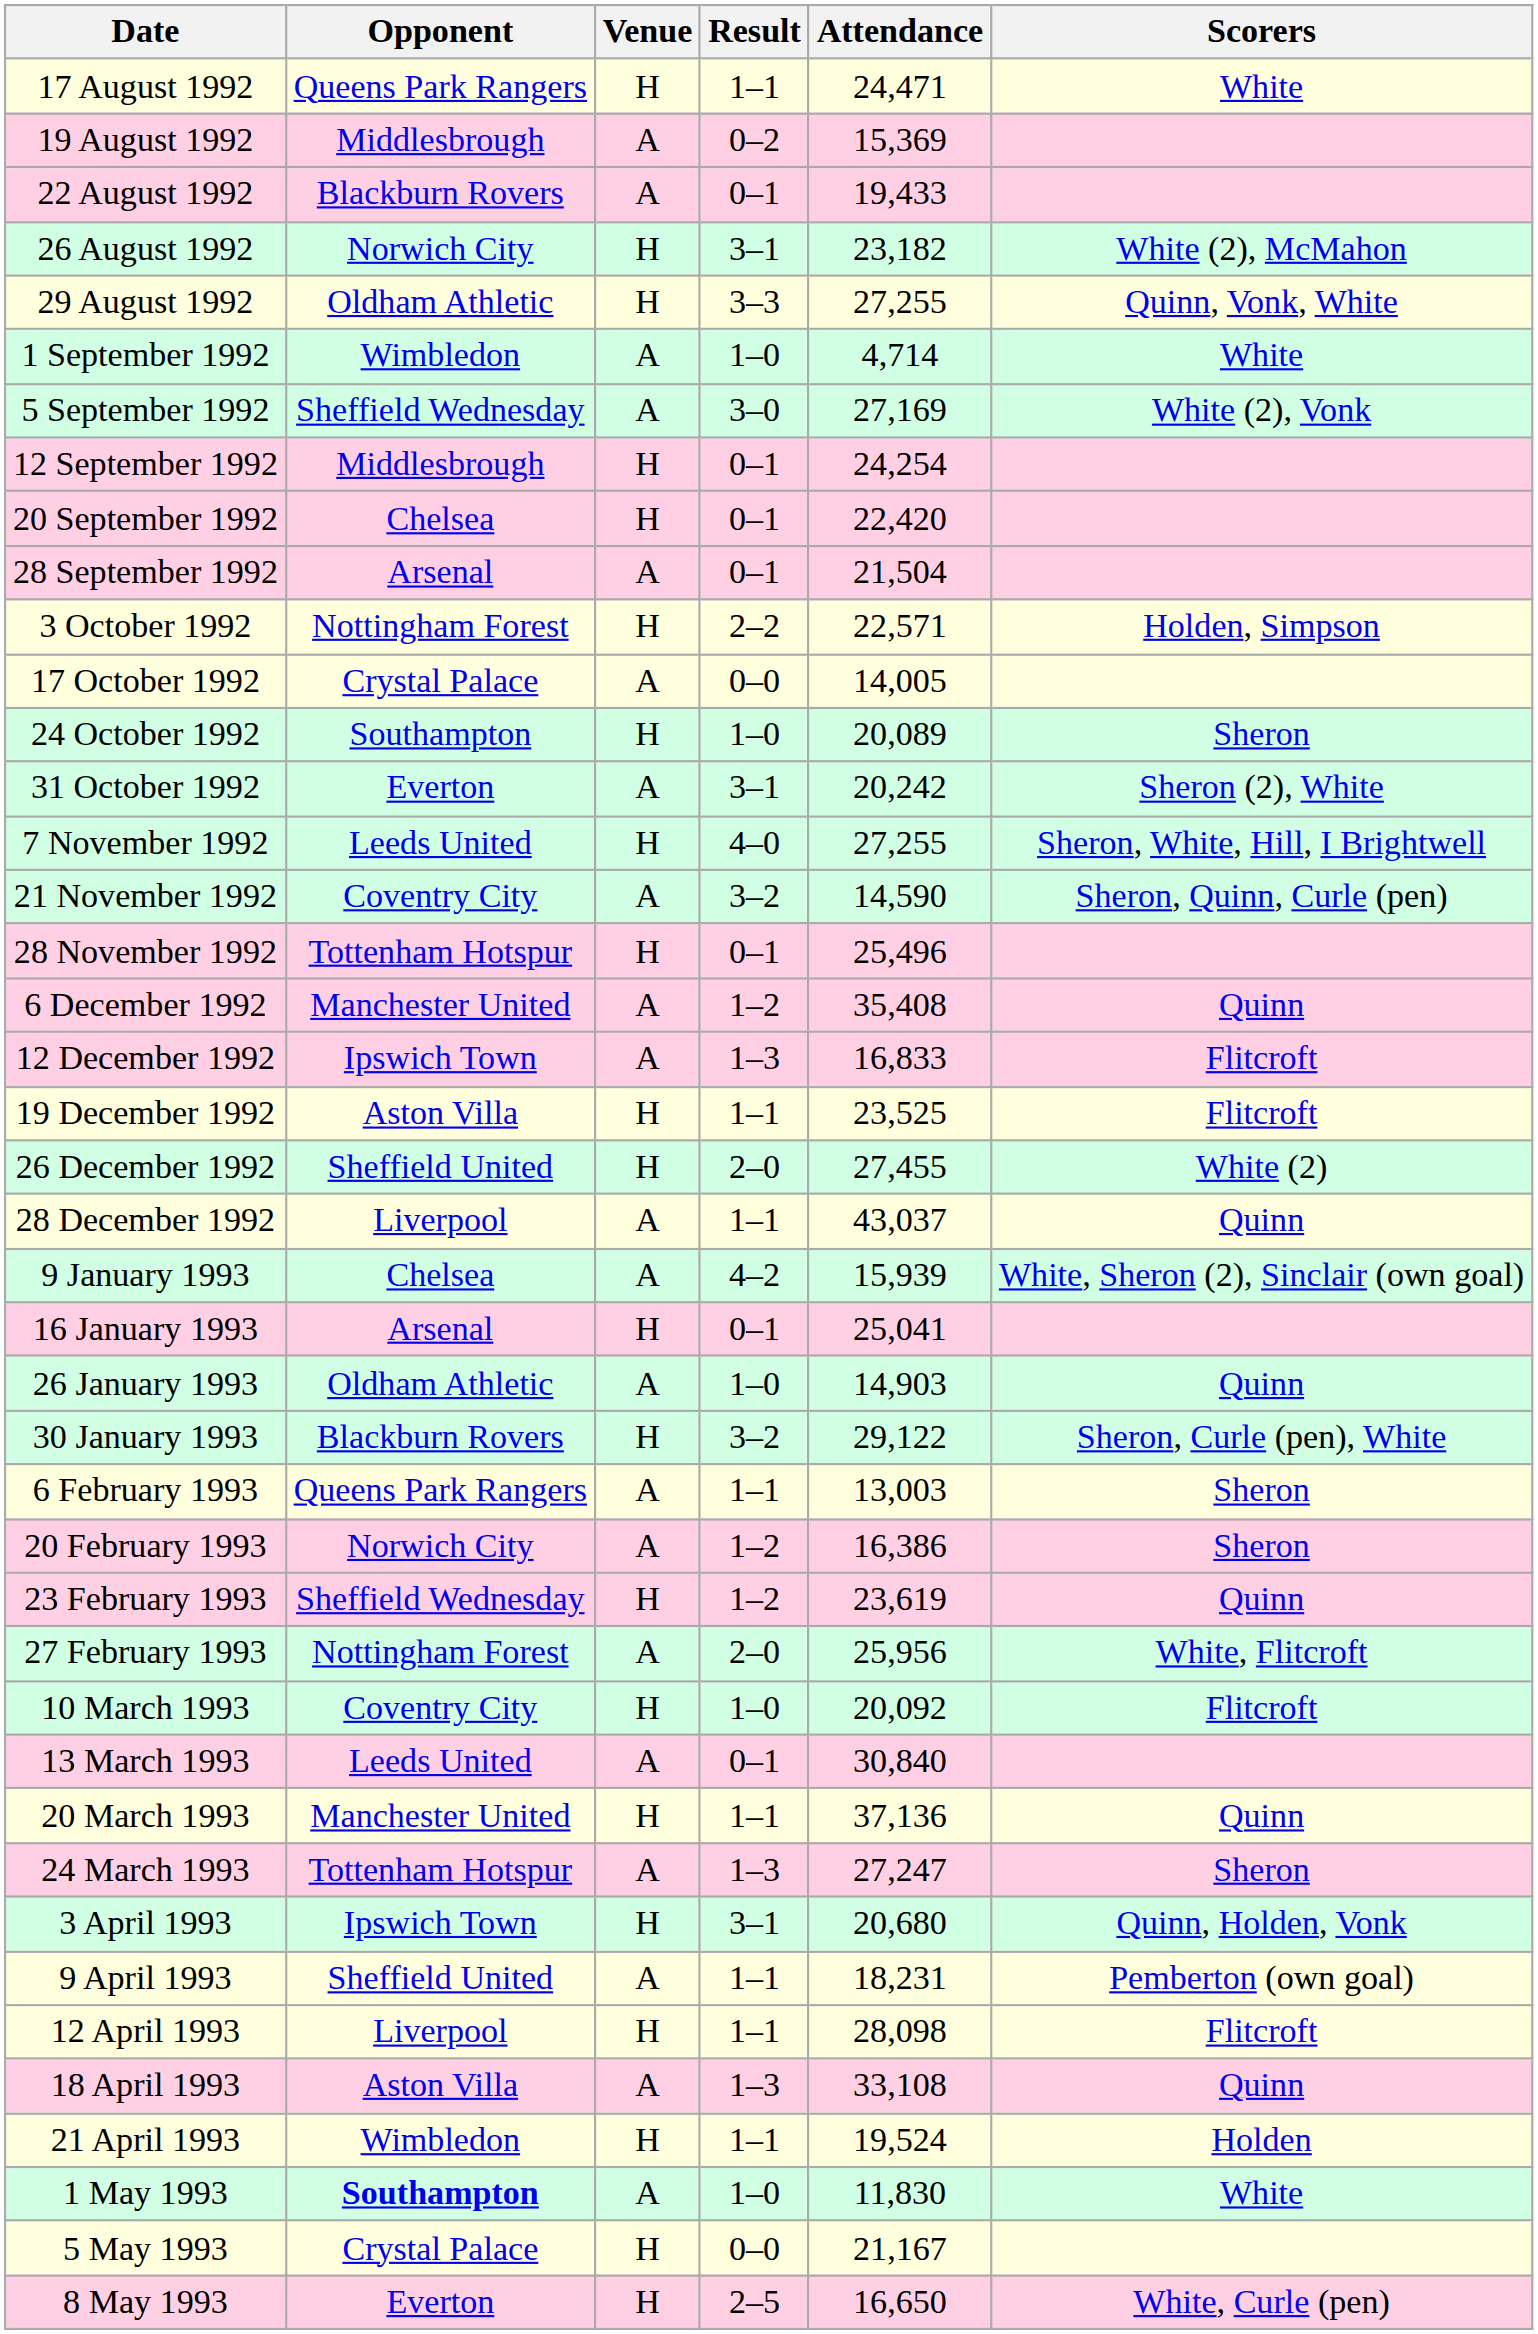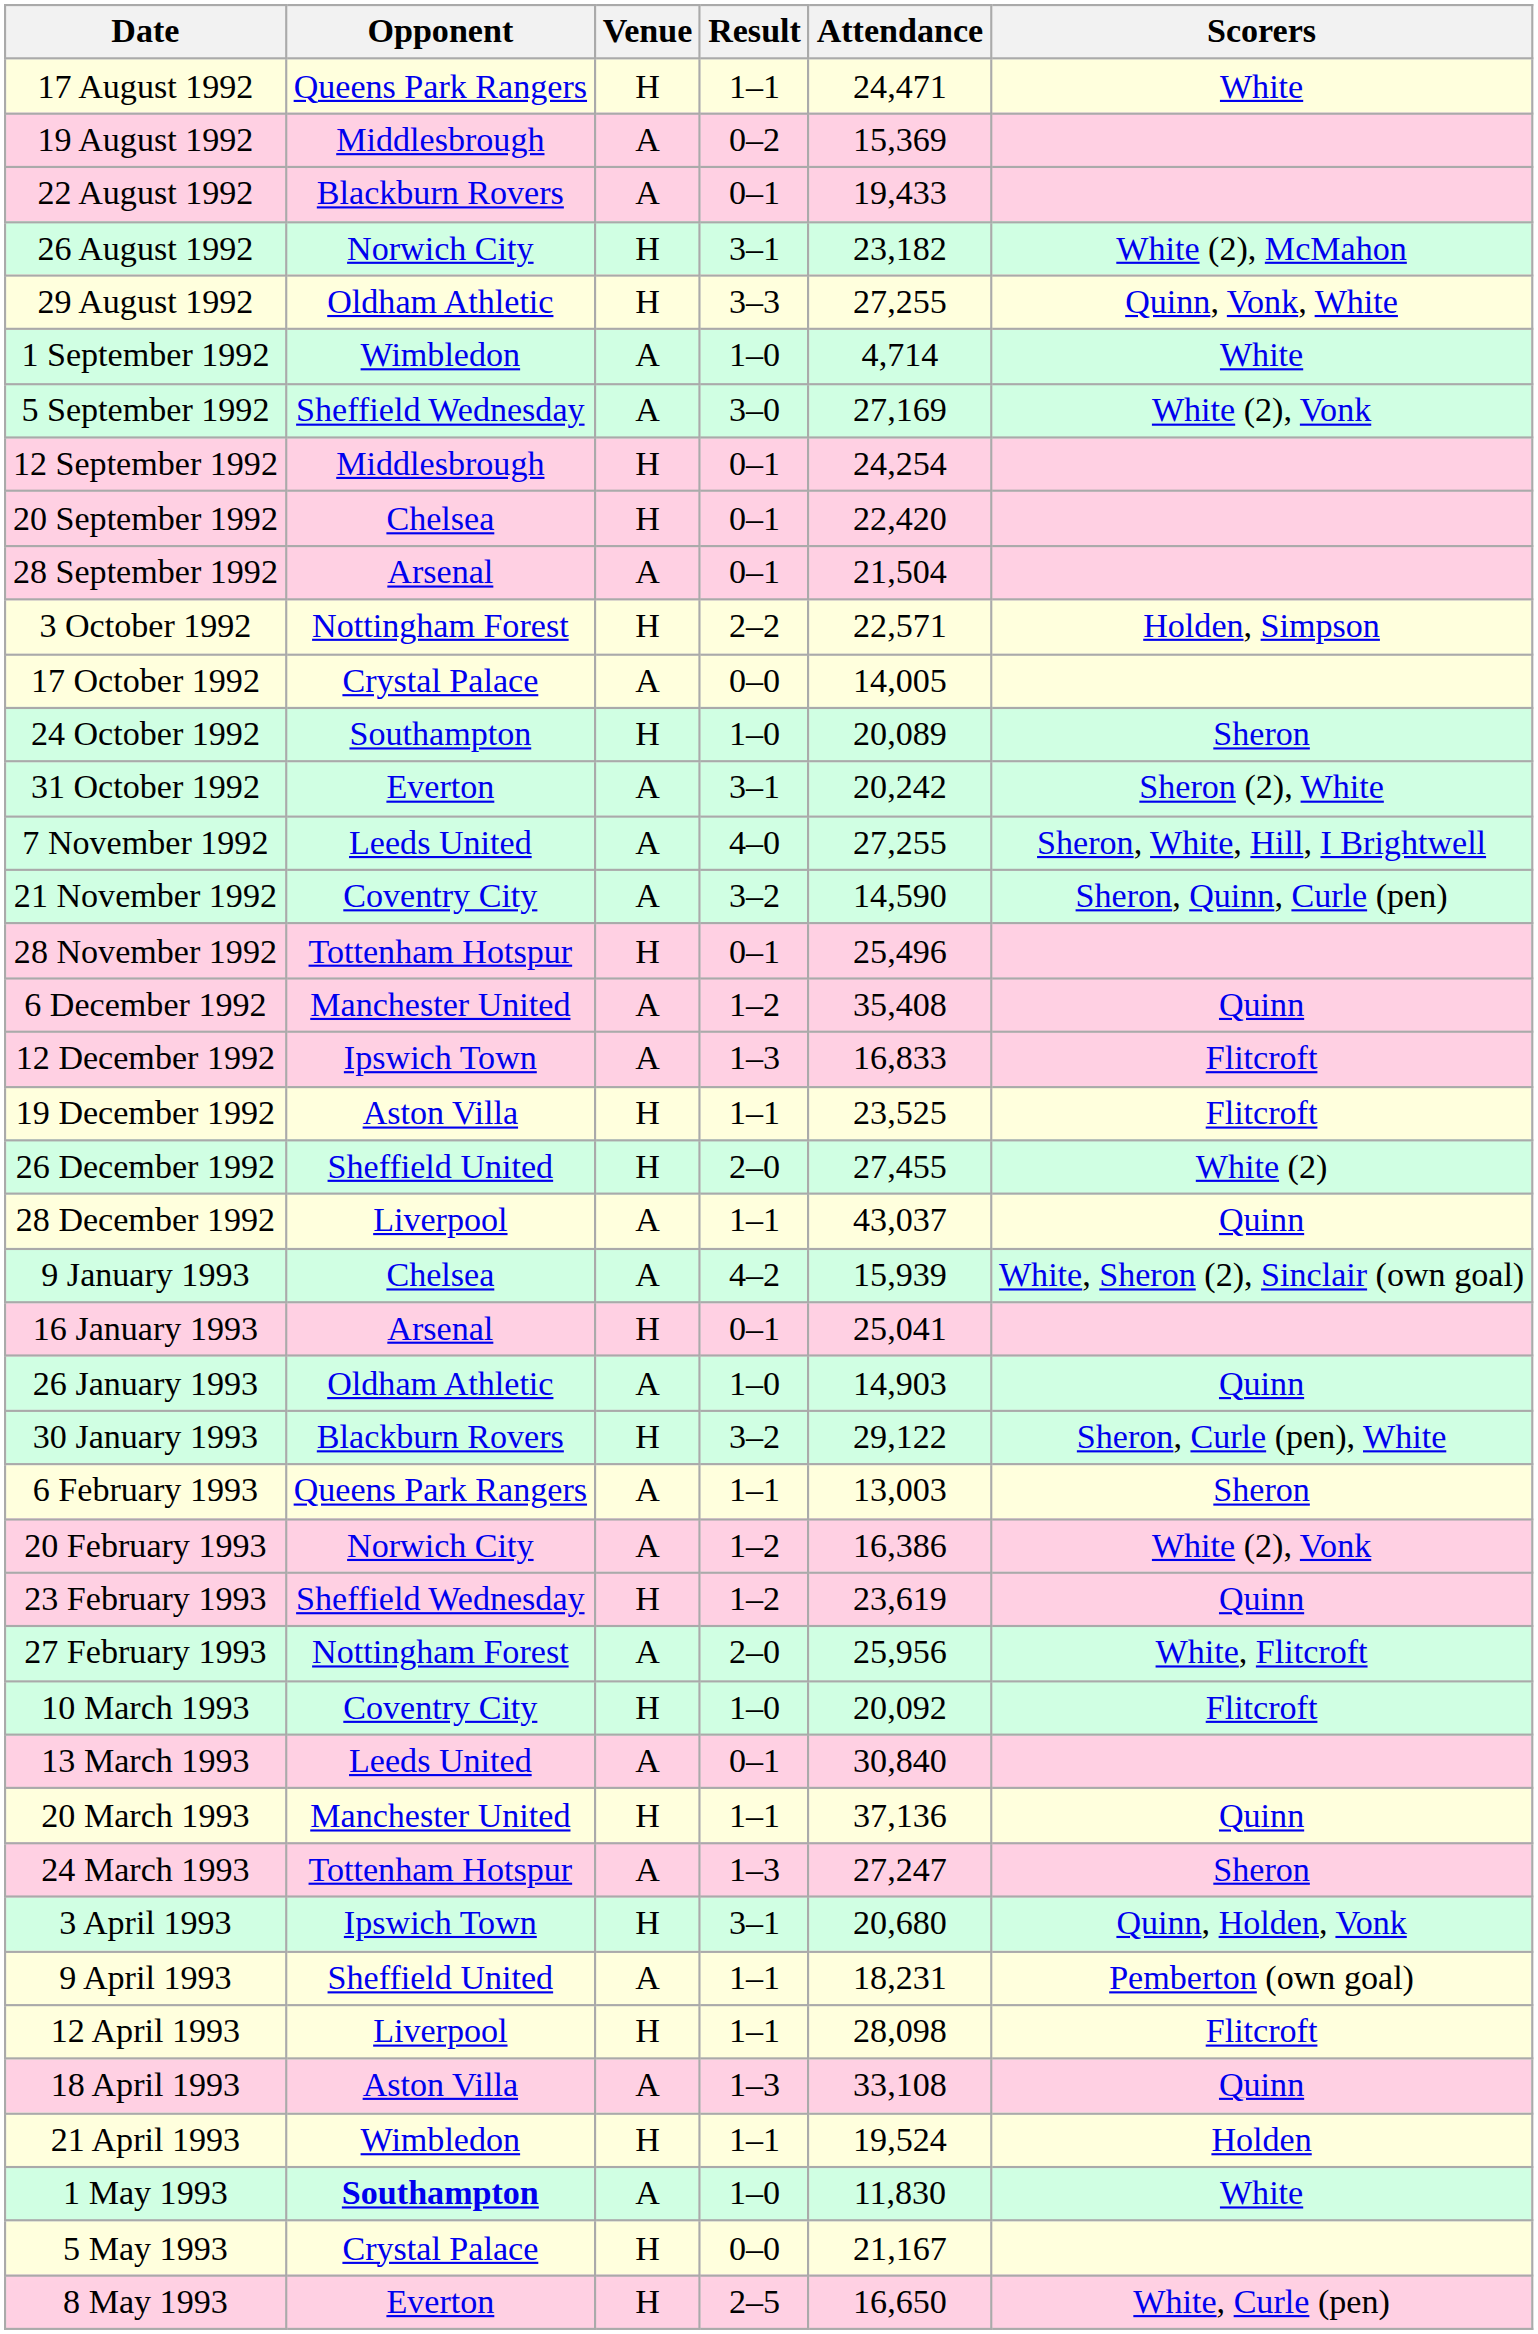(648, 842) H -> (648, 842) A
(1262, 1544) Sheron -> (1262, 1544) White (2), Vonk
